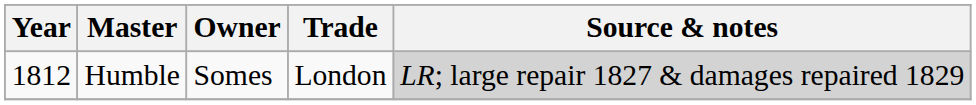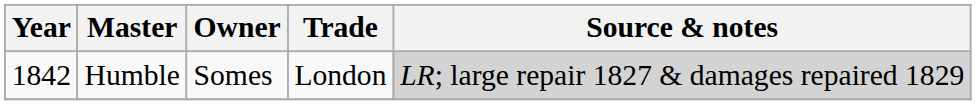(41, 74) 1812 -> (41, 74) 1842
